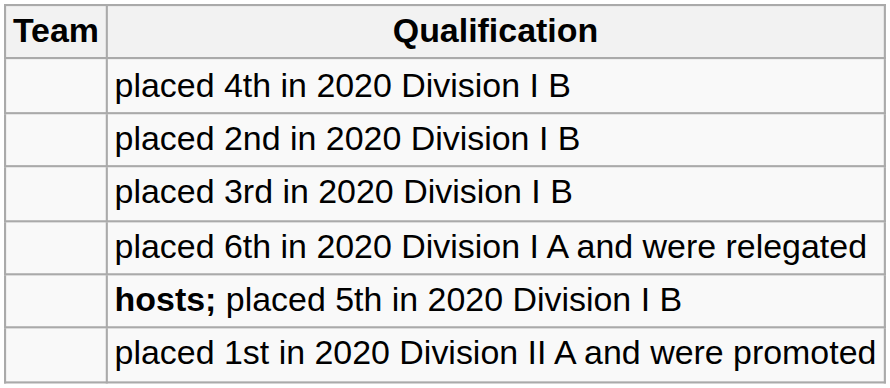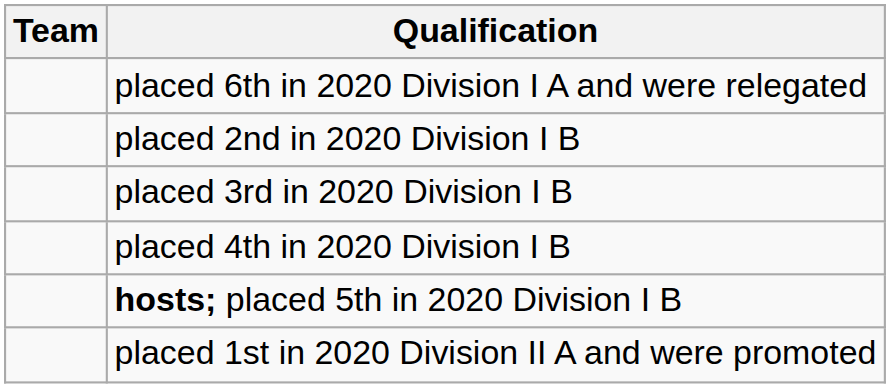rows swapped: (491, 246) <-> (343, 85)
